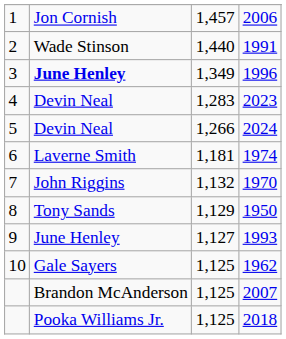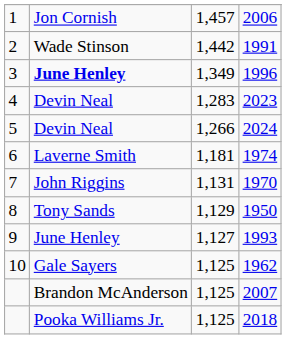(215, 45) 1,440 -> (215, 45) 1,442
(215, 182) 1,132 -> (215, 182) 1,131
